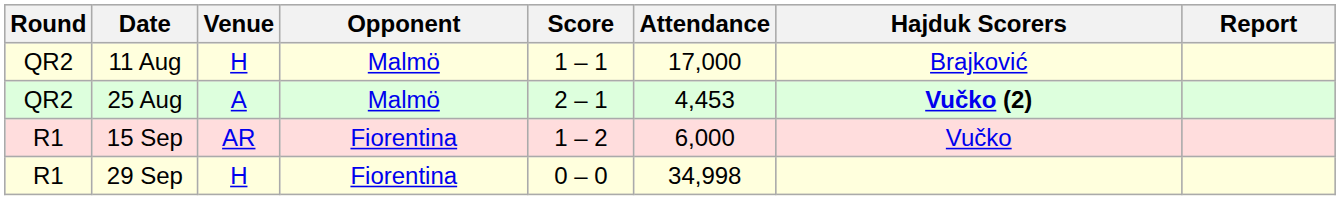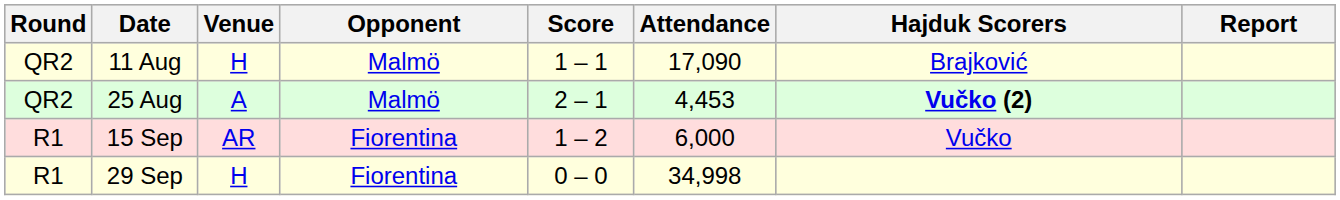(705, 62) 17,000 -> (705, 62) 17,090
